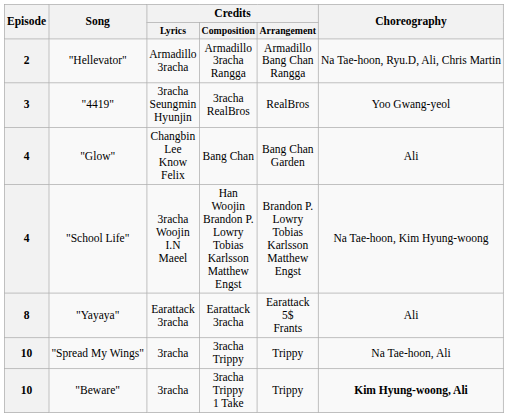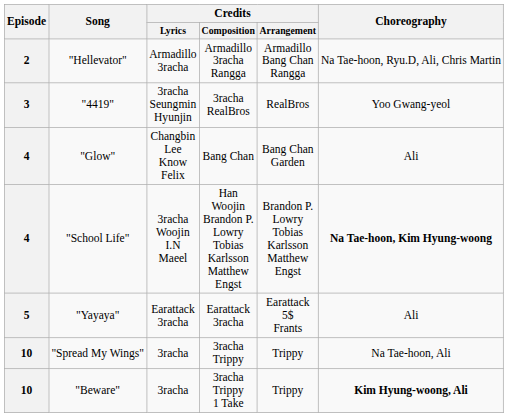(411, 238) normal -> (411, 238) bold
(27, 315) 8 -> (27, 315) 5
